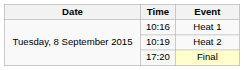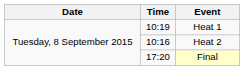(158, 27) 10:16 -> (158, 27) 10:19
(158, 42) 10:19 -> (158, 42) 10:16
